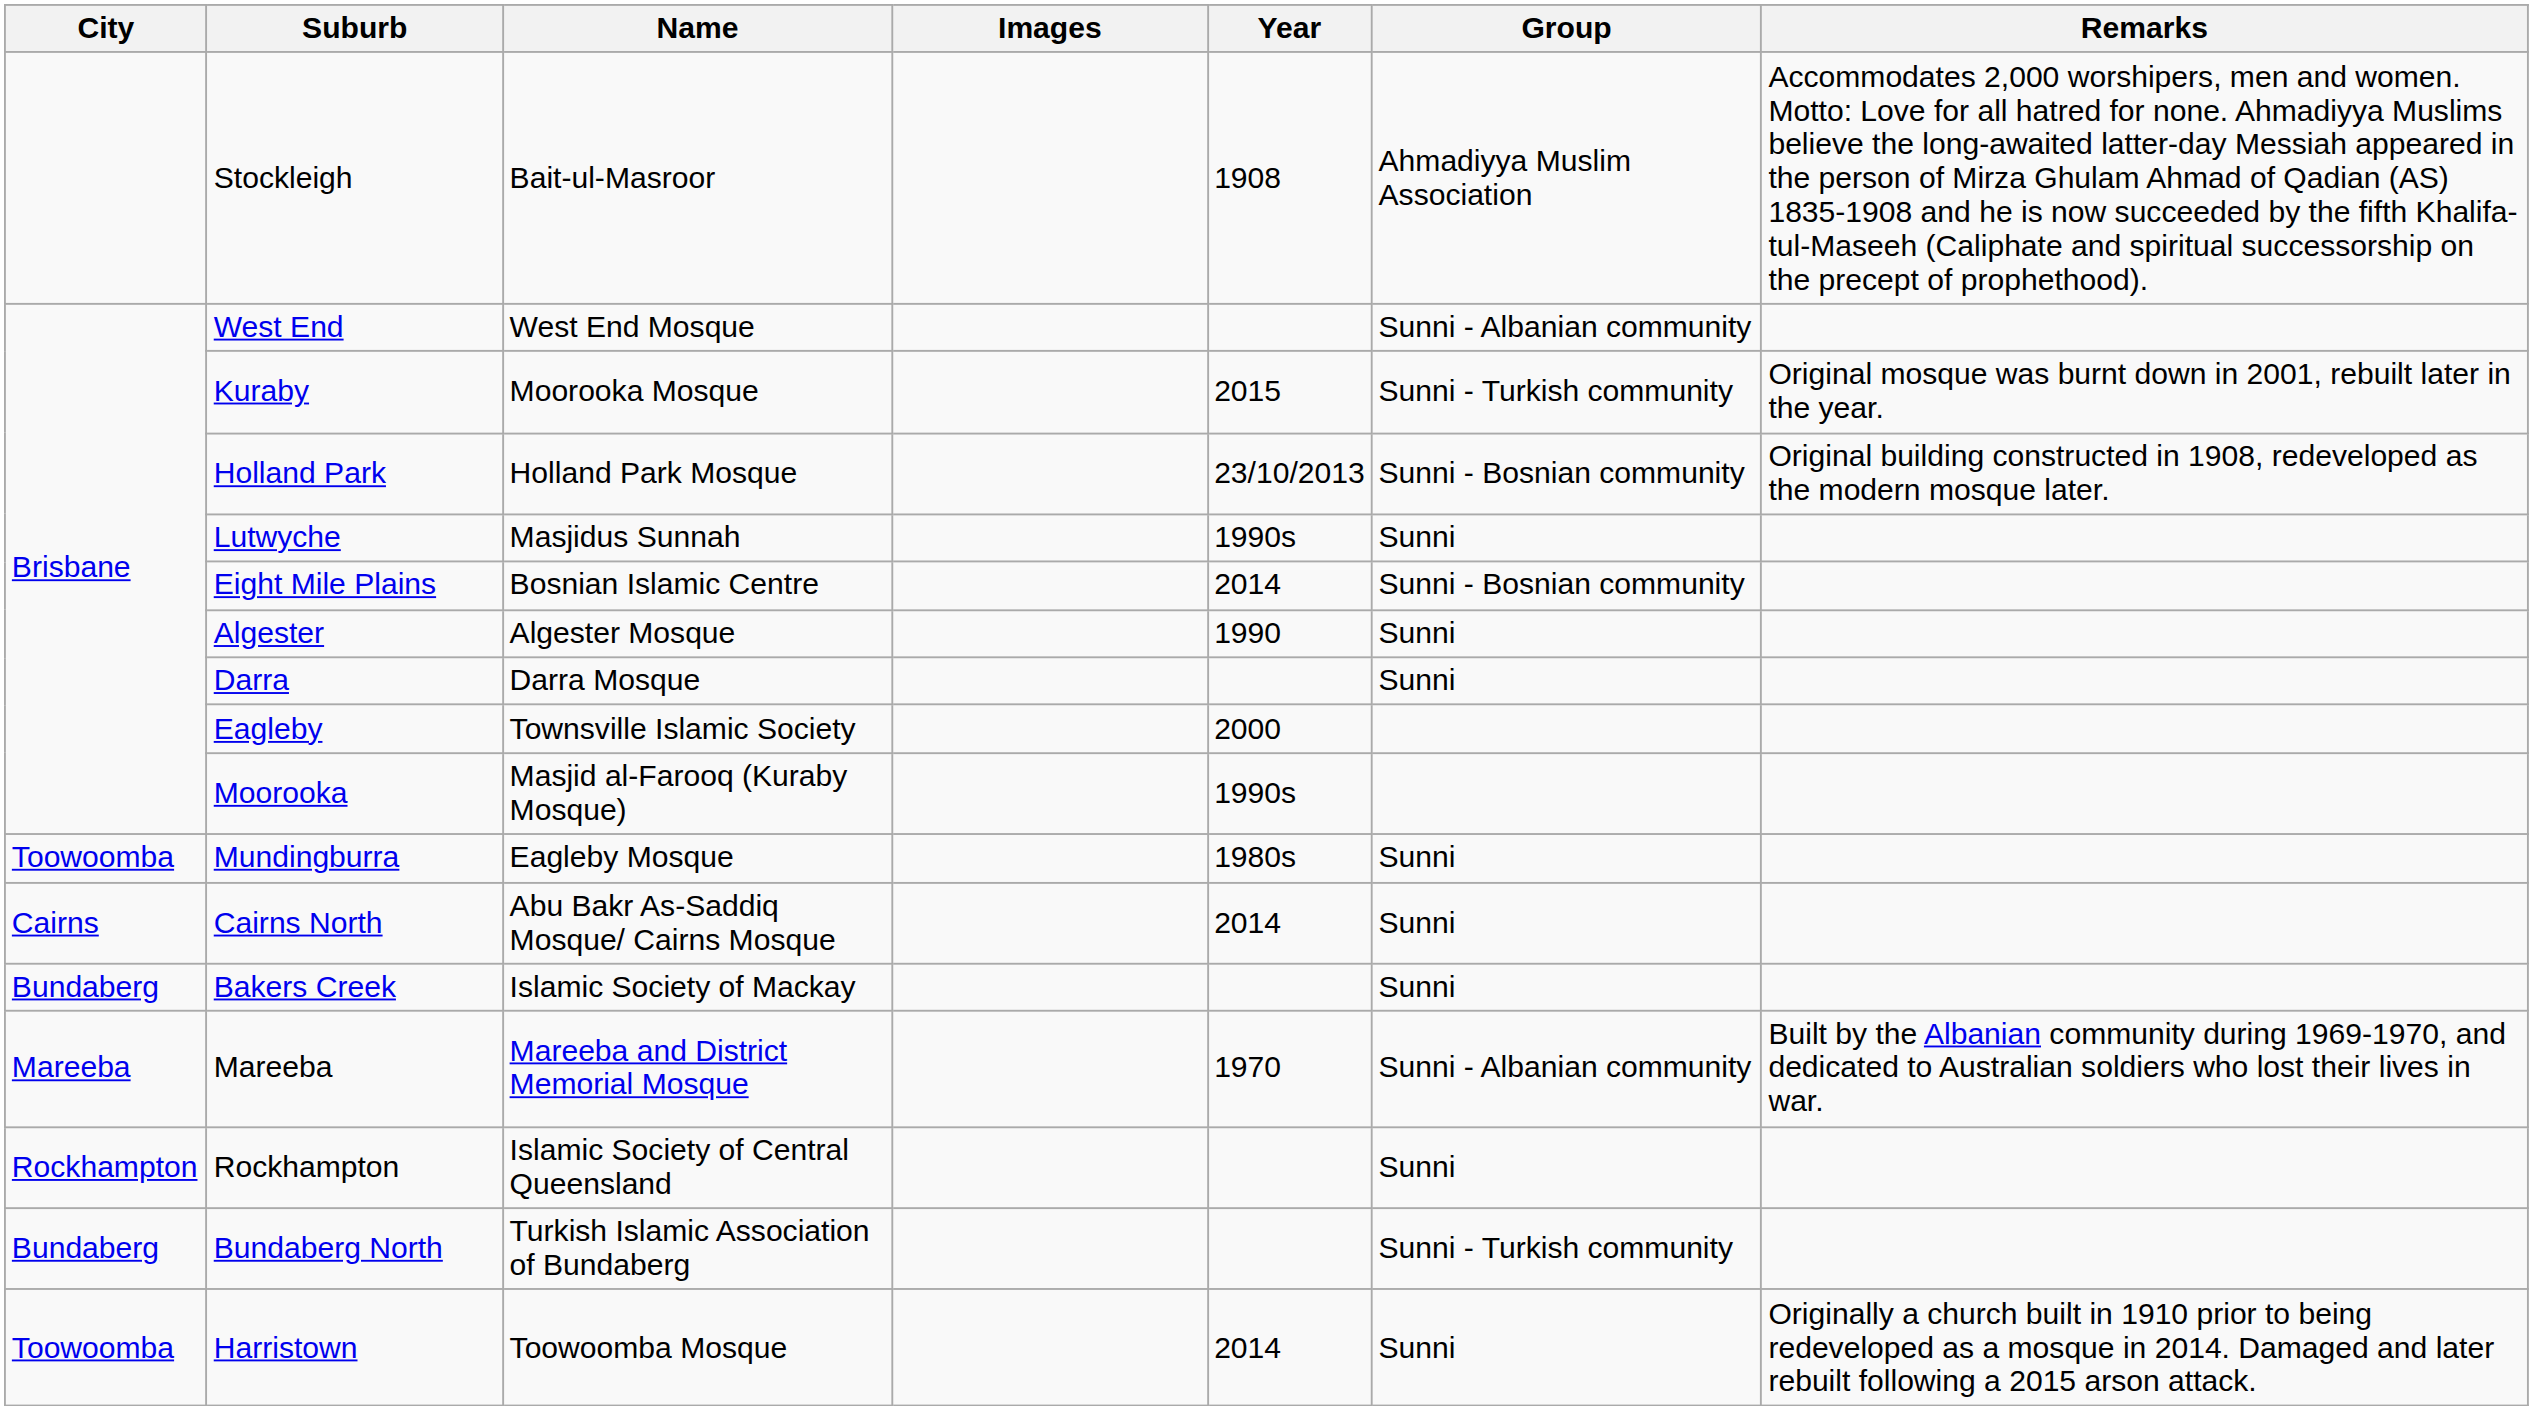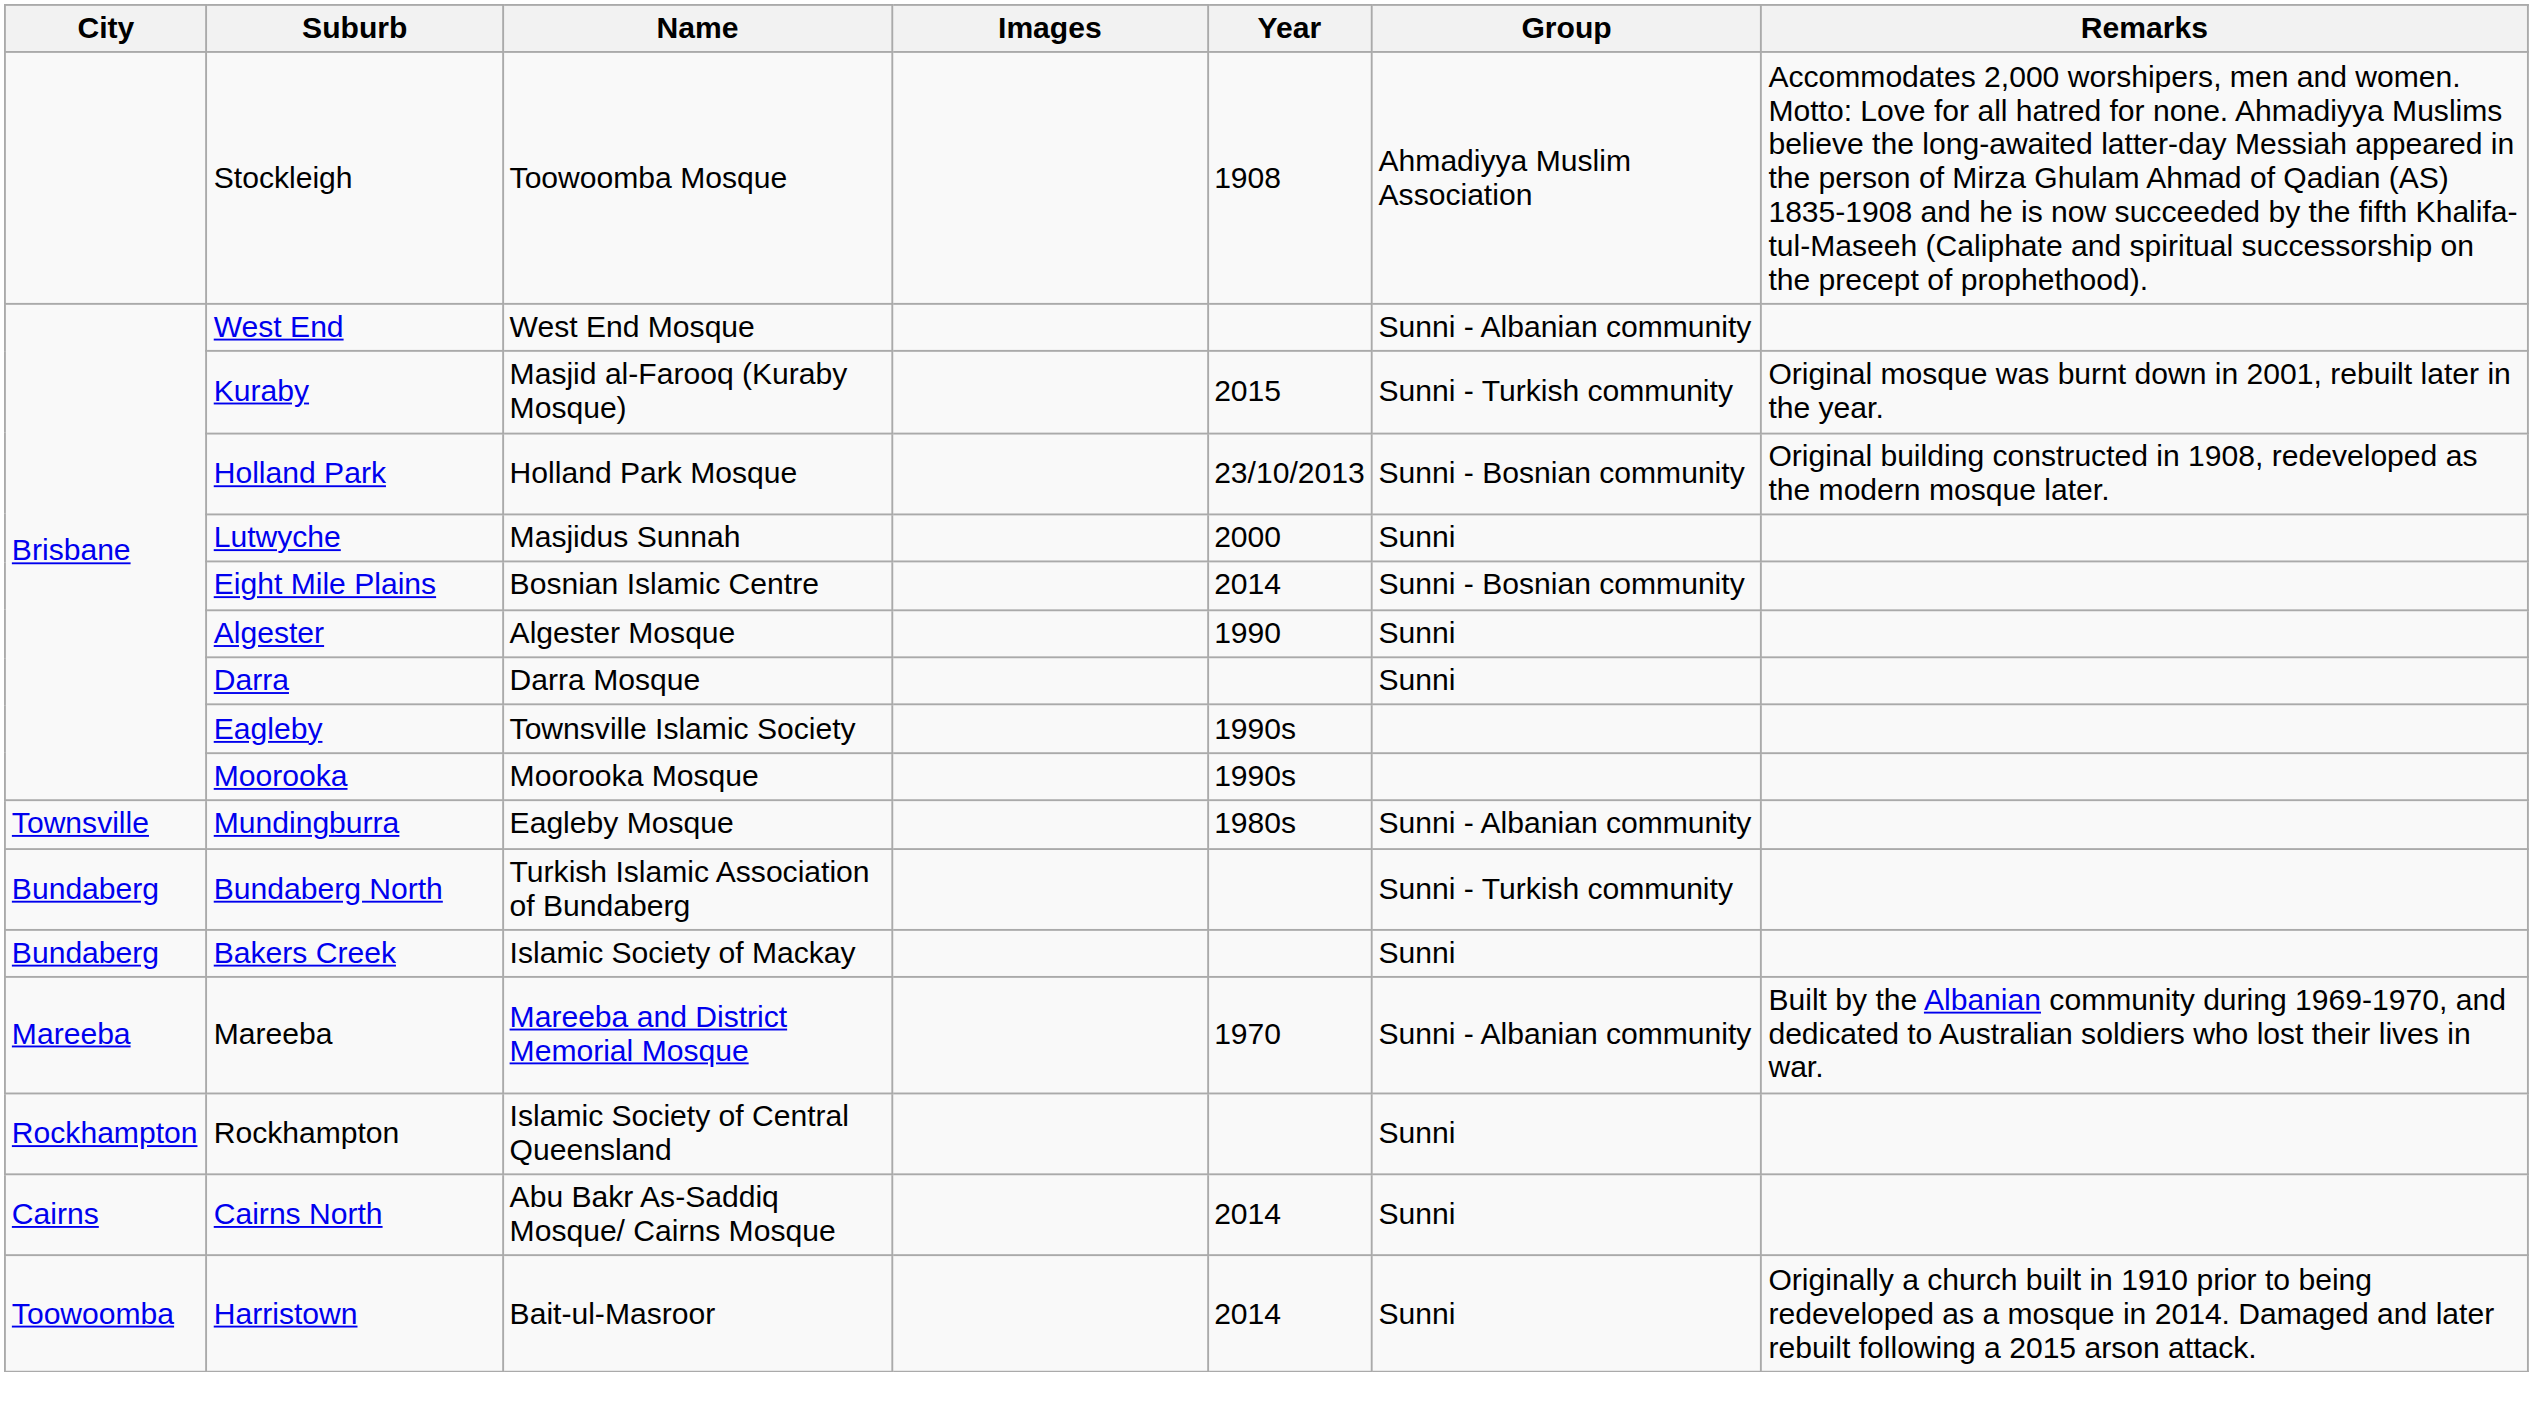(612, 177) Bait-ul-Masroor -> (648, 177) Toowoomba Mosque
(634, 391) Moorooka Mosque -> (678, 391) Masjid al-Farooq (Kuraby Mosque)
(1255, 537) 1990s -> (1248, 537) 2000
(1248, 728) 2000 -> (1255, 728) 1990s
(678, 793) Masjid al-Farooq (Kuraby Mosque) -> (634, 776) Moorooka Mosque
(93, 857) Toowoomba -> (80, 823) Townsville
(1417, 857) Sunni -> (1565, 823) Sunni - Albanian community
rows swapped: (298, 922) <-> (328, 1248)
(648, 1346) Toowoomba Mosque -> (612, 1313) Bait-ul-Masroor
